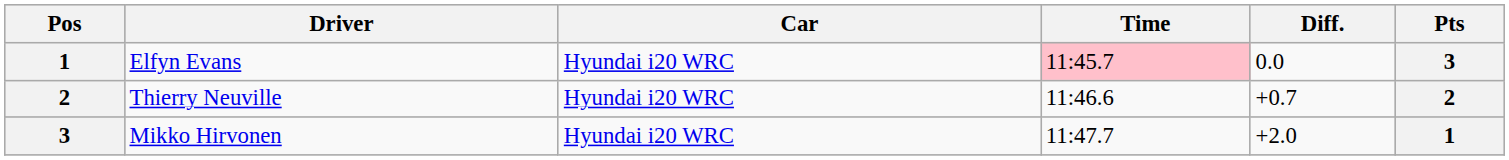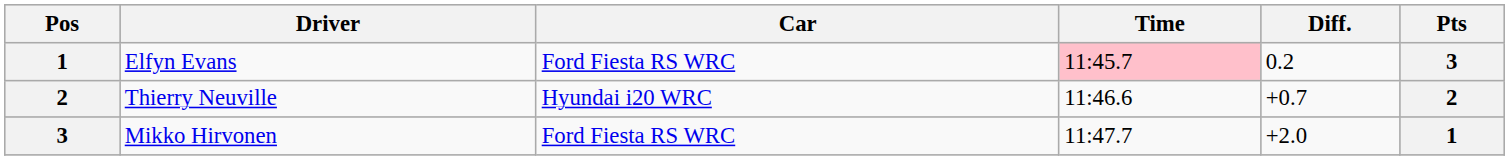(649, 61) Hyundai i20 WRC -> (638, 61) Ford Fiesta RS WRC
(1270, 61) 0.0 -> (1280, 61) 0.2
(649, 136) Hyundai i20 WRC -> (638, 136) Ford Fiesta RS WRC
